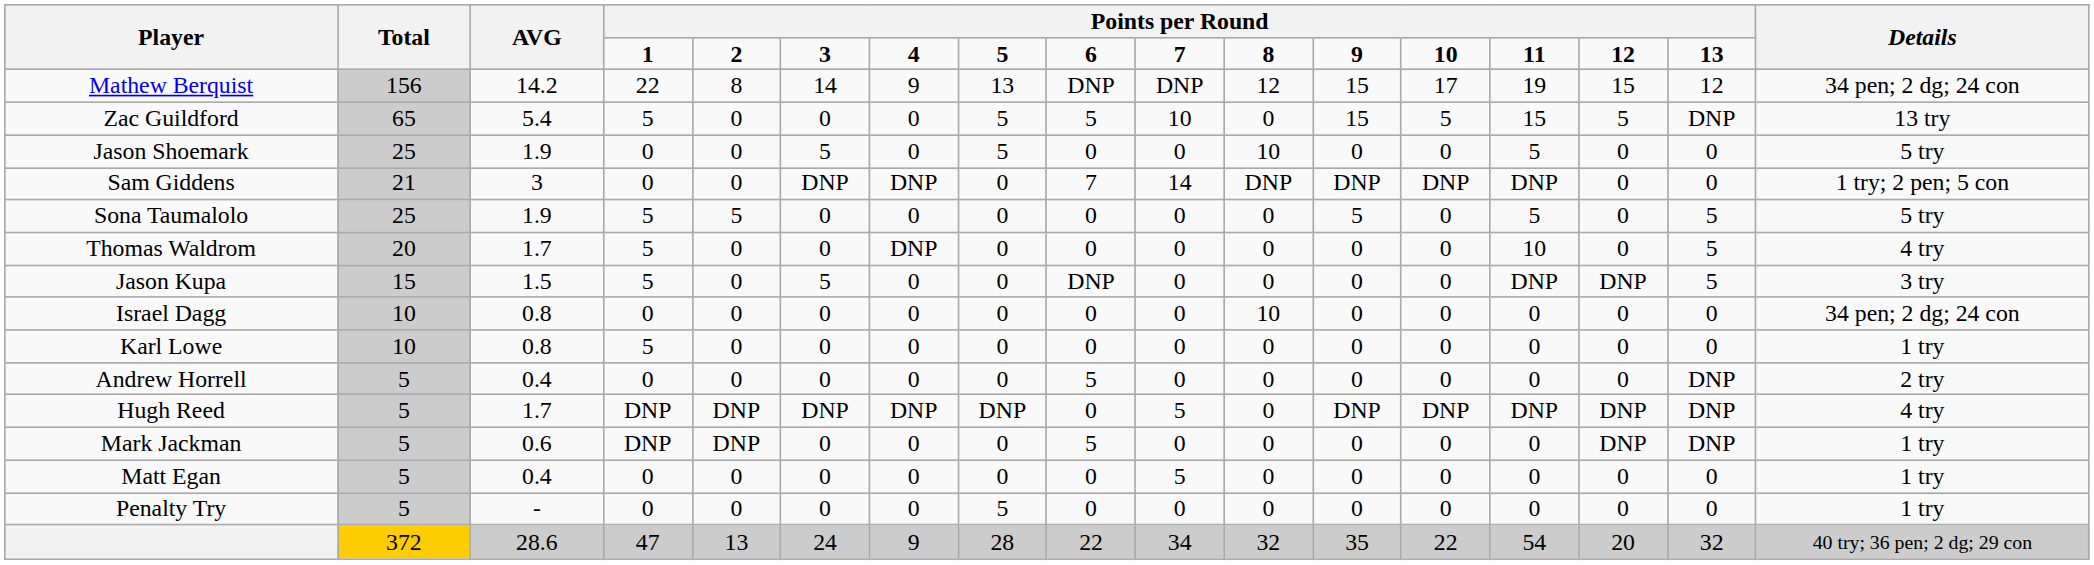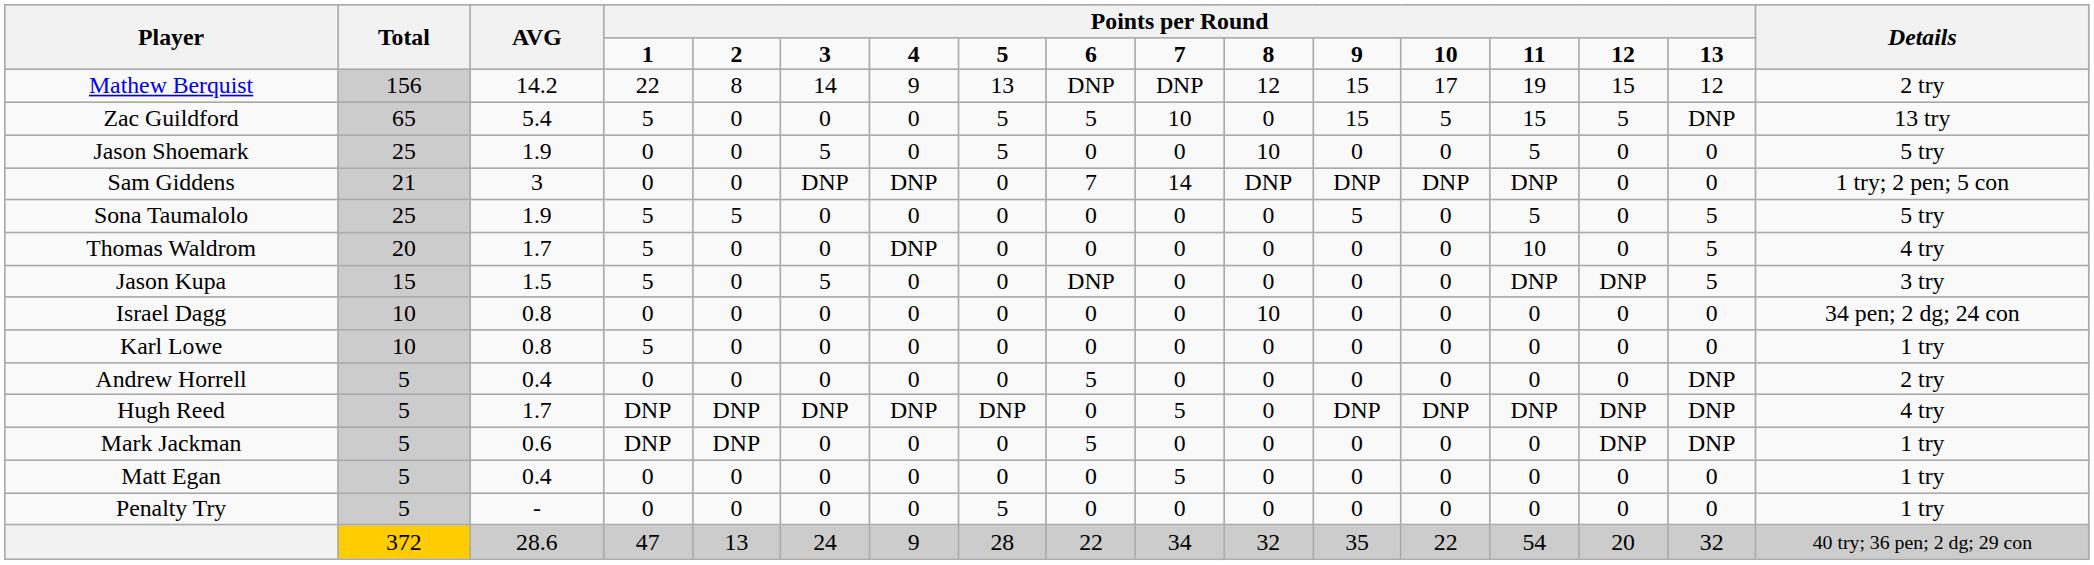(1922, 86) 34 pen; 2 dg; 24 con -> (1922, 86) 2 try
